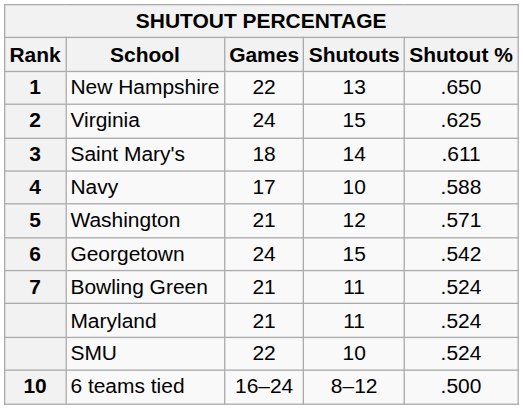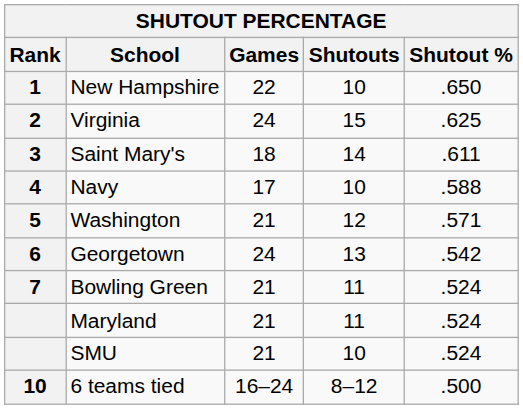(354, 87) 13 -> (354, 87) 10
(354, 253) 15 -> (354, 253) 13
(264, 353) 22 -> (264, 353) 21
